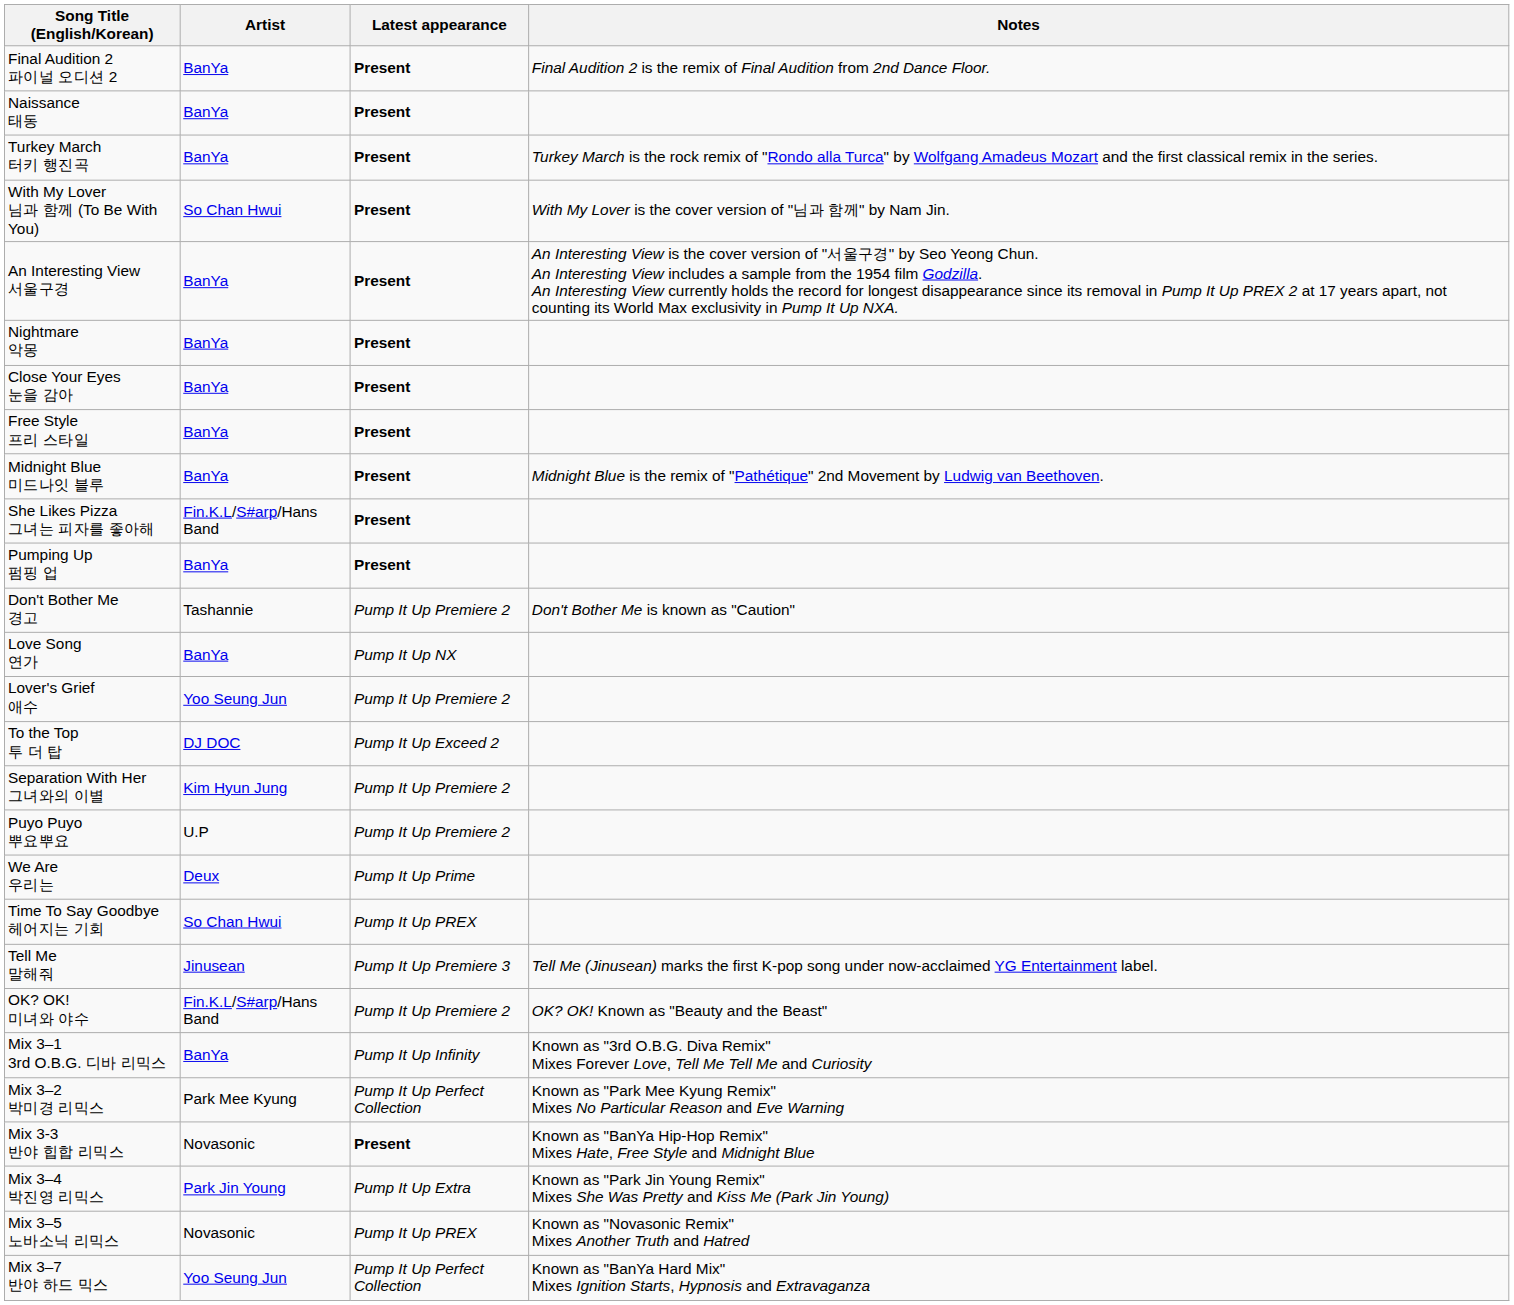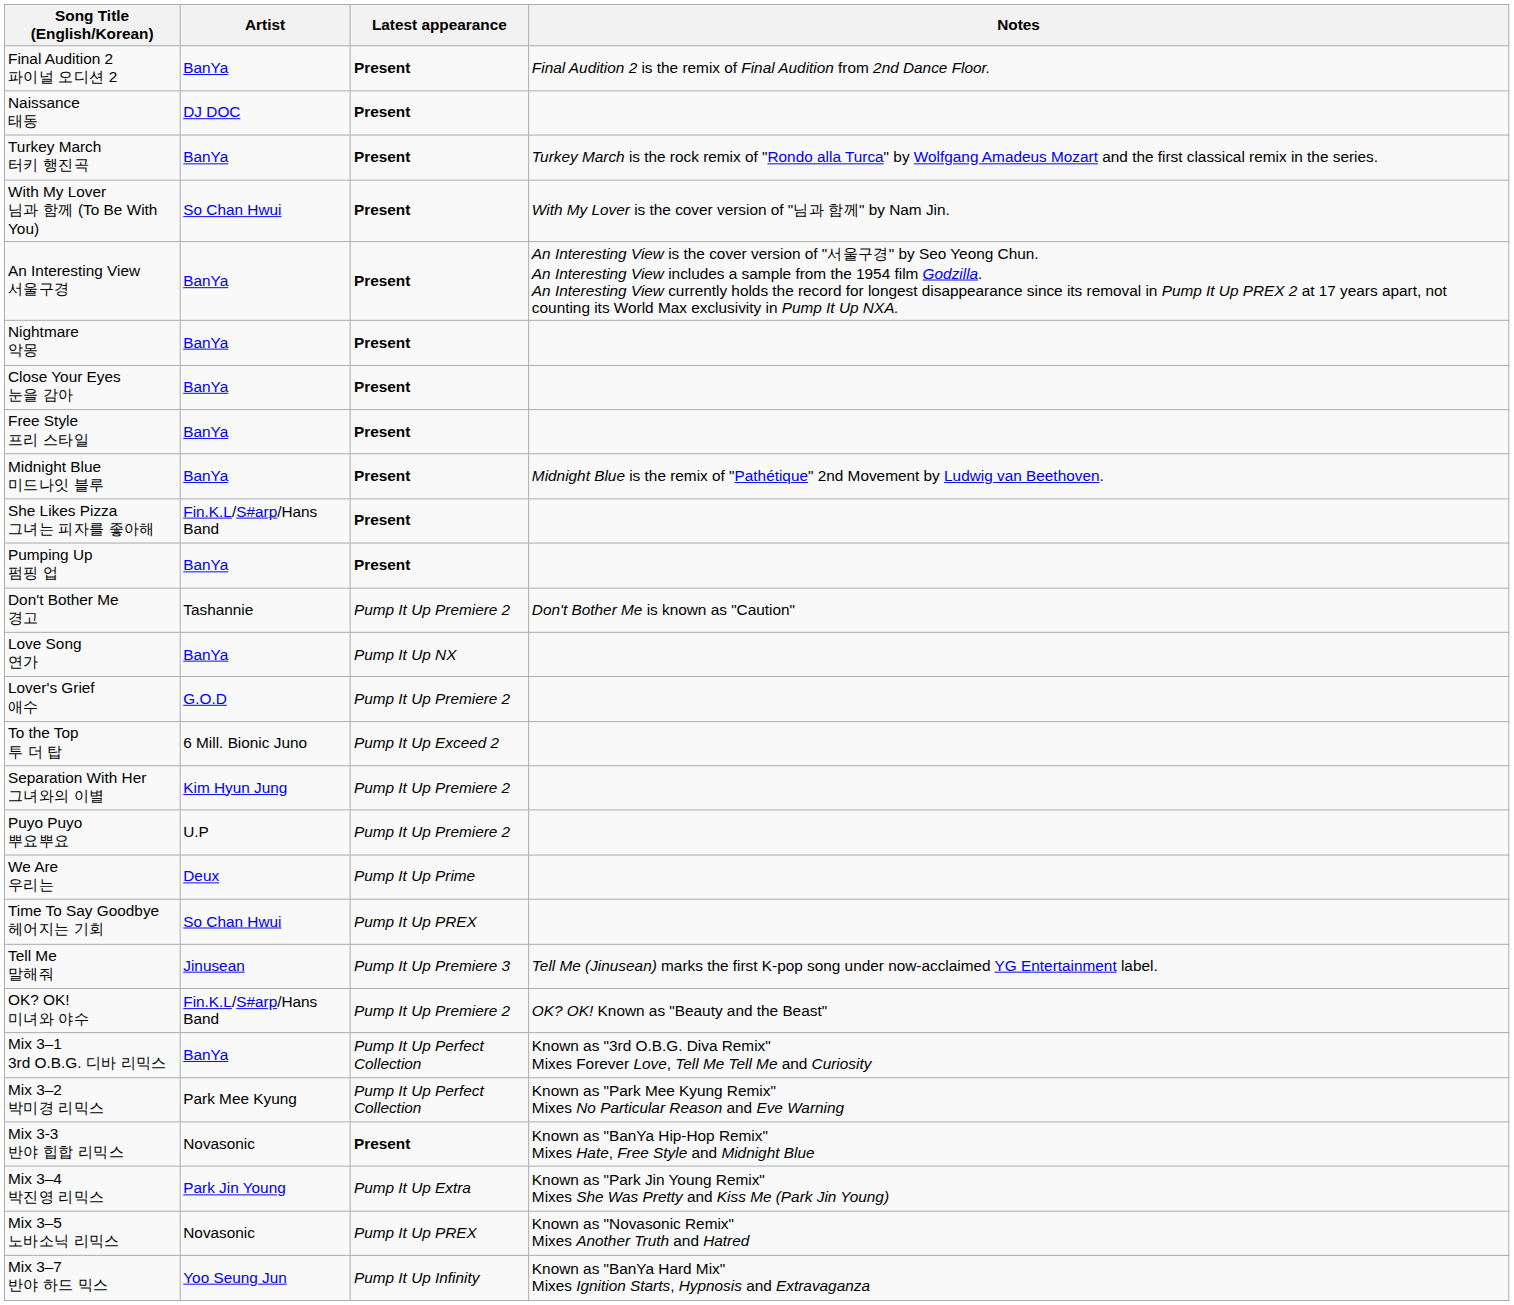(206, 112) BanYa -> (212, 112) DJ DOC
(235, 698) Yoo Seung Jun -> (205, 698) G.O.D
(212, 743) DJ DOC -> (245, 743) 6 Mill. Bionic Juno
(417, 1055) Pump It Up Infinity -> (419, 1055) Pump It Up Perfect Collection
(419, 1277) Pump It Up Perfect Collection -> (417, 1277) Pump It Up Infinity
